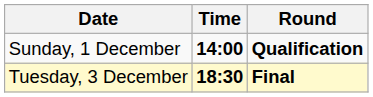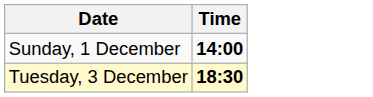- column: (308, 19)
